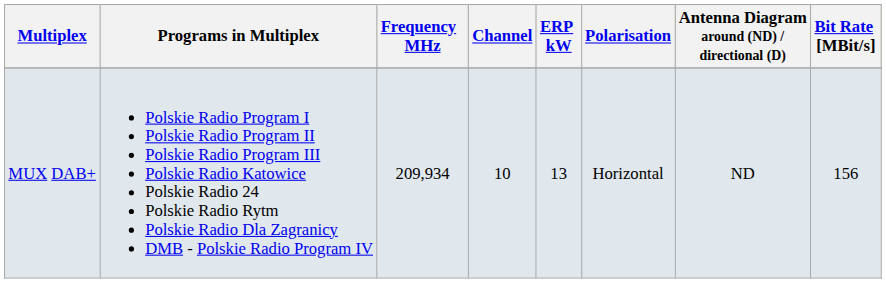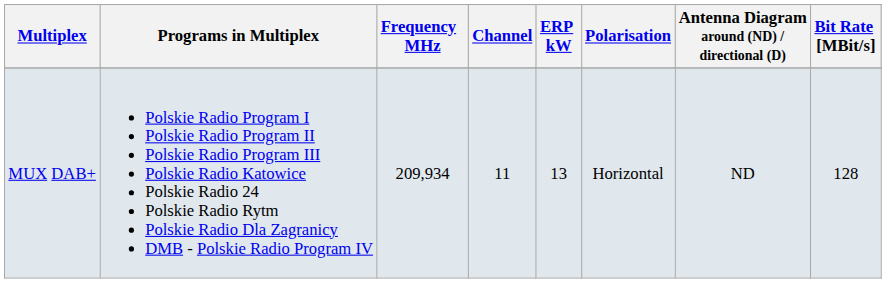(502, 173) 10 -> (502, 173) 11
(846, 173) 156 -> (846, 173) 128
